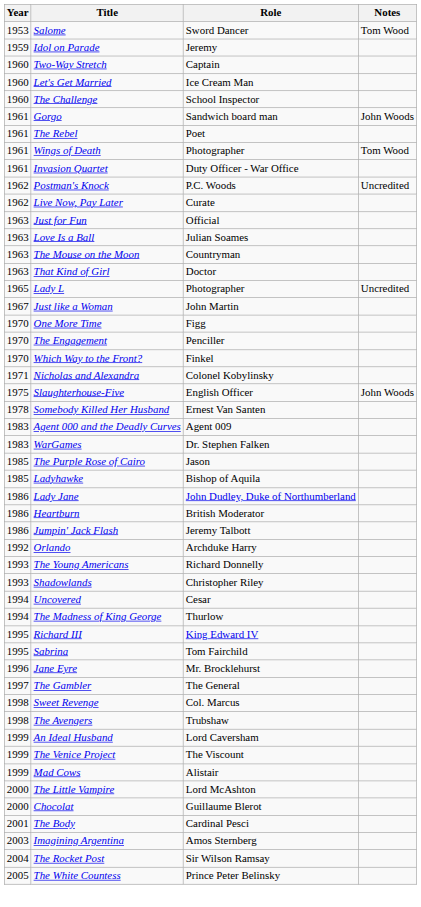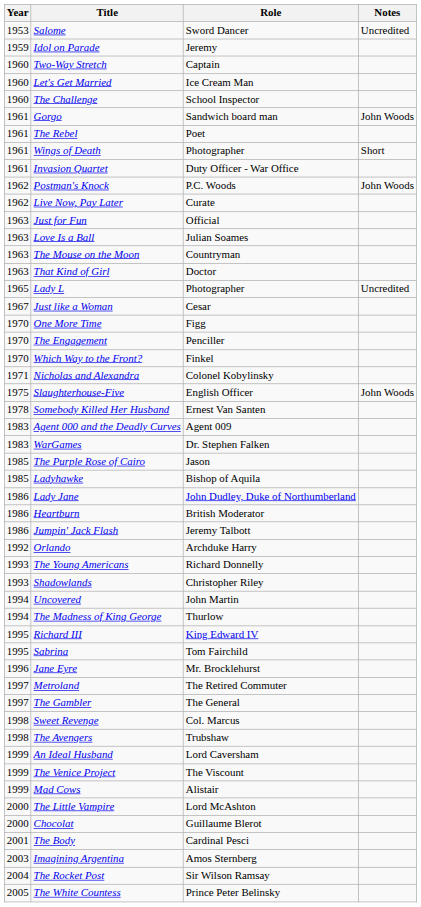(385, 30) Tom Wood -> (385, 30) Uncredited
(385, 151) Tom Wood -> (373, 151) Short
(385, 185) Uncredited -> (387, 185) John Woods
(212, 306) John Martin -> (198, 306) Cesar
(198, 599) Cesar -> (212, 599) John Martin
+ row: (56, 686)
